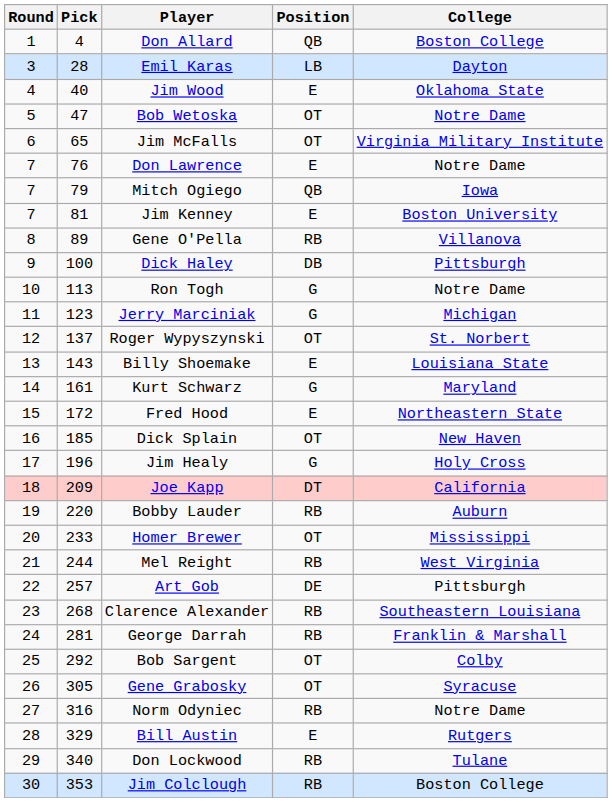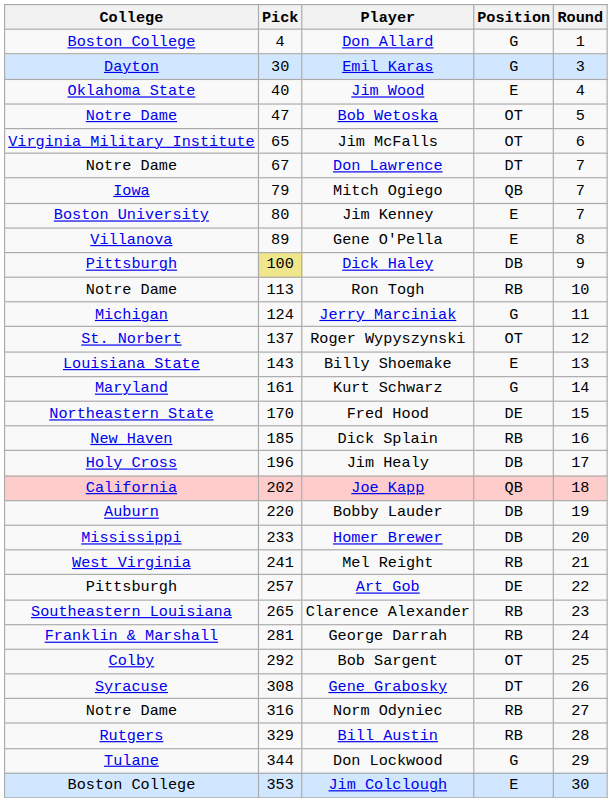columns swapped: (31, 17) <-> (480, 17)
(313, 42) QB -> (514, 42) G
(79, 67) 28 -> (280, 67) 30
(313, 67) LB -> (514, 67) G
(79, 166) 76 -> (280, 166) 67
(313, 166) E -> (514, 166) DT
(79, 215) 81 -> (280, 215) 80
(313, 240) RB -> (514, 240) E
(79, 265) no background -> (280, 265) khaki background
(313, 290) G -> (514, 290) RB
(79, 314) 123 -> (280, 314) 124
(79, 414) 172 -> (280, 414) 170
(313, 414) E -> (514, 414) DE
(313, 438) OT -> (514, 438) RB
(313, 463) G -> (514, 463) DB
(79, 488) 209 -> (280, 488) 202
(313, 488) DT -> (514, 488) QB
(313, 513) RB -> (514, 513) DB
(313, 538) OT -> (514, 538) DB
(79, 562) 244 -> (280, 562) 241
(79, 612) 268 -> (280, 612) 265
(79, 686) 305 -> (280, 686) 308
(313, 686) OT -> (514, 686) DT
(313, 736) E -> (514, 736) RB
(79, 761) 340 -> (280, 761) 344
(313, 761) RB -> (514, 761) G
(313, 785) RB -> (514, 785) E
